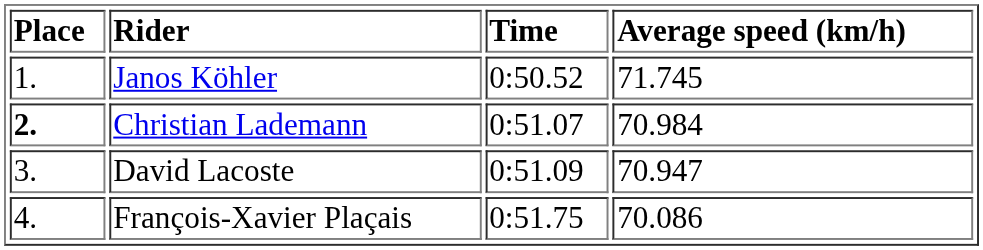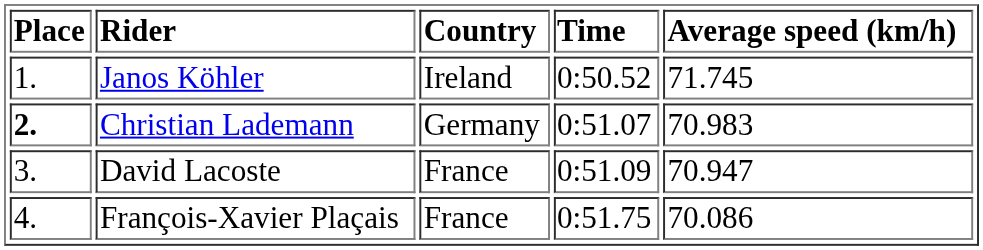+ column: (480, 30)
(660, 124) 70.984 -> (710, 124) 70.983
